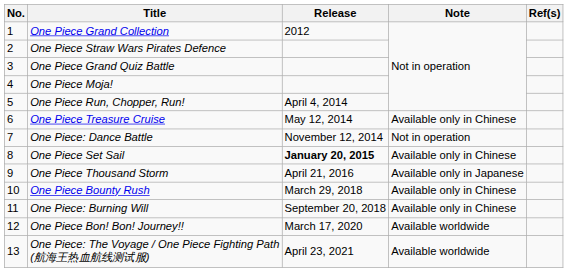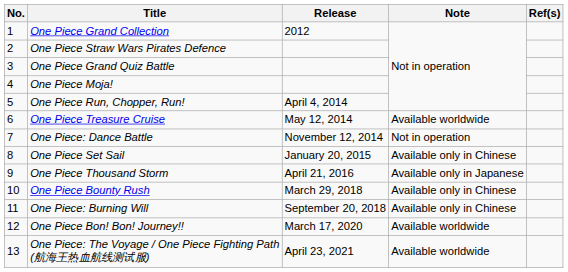(454, 119) Available only in Chinese -> (440, 119) Available worldwide
(329, 155) bold -> (328, 155) normal
